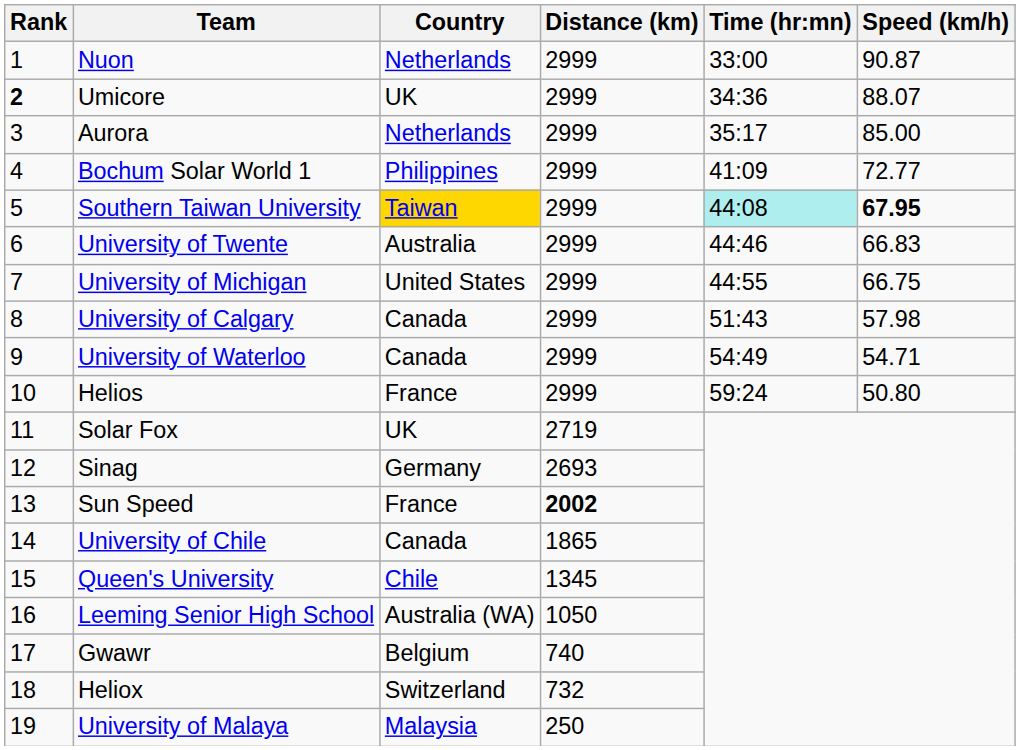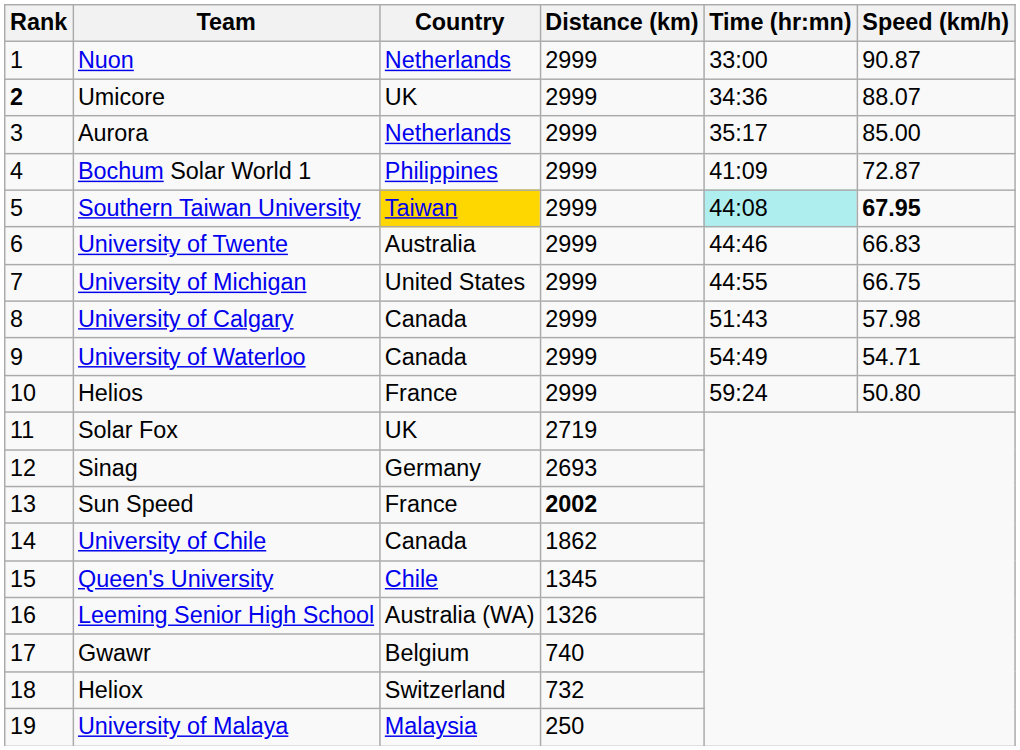(892, 171) 72.77 -> (892, 171) 72.87
(571, 541) 1865 -> (571, 541) 1862
(571, 615) 1050 -> (571, 615) 1326
